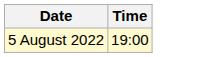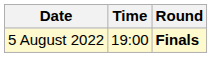+ column: (179, 16)
